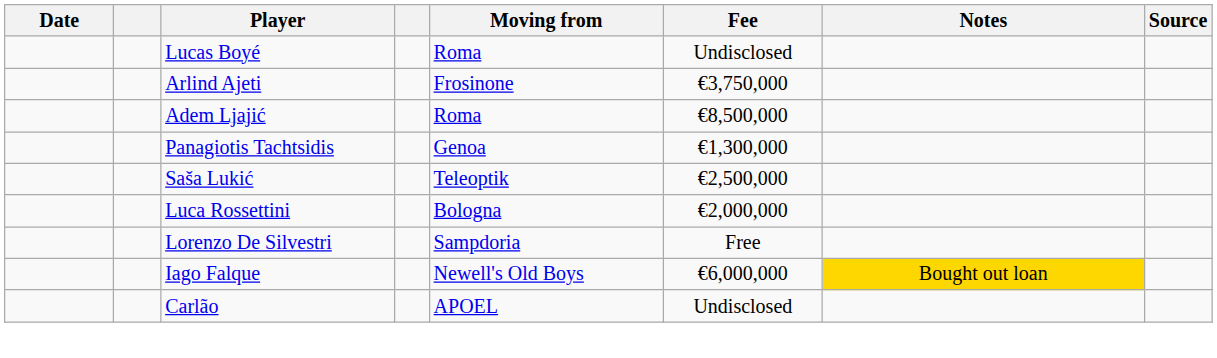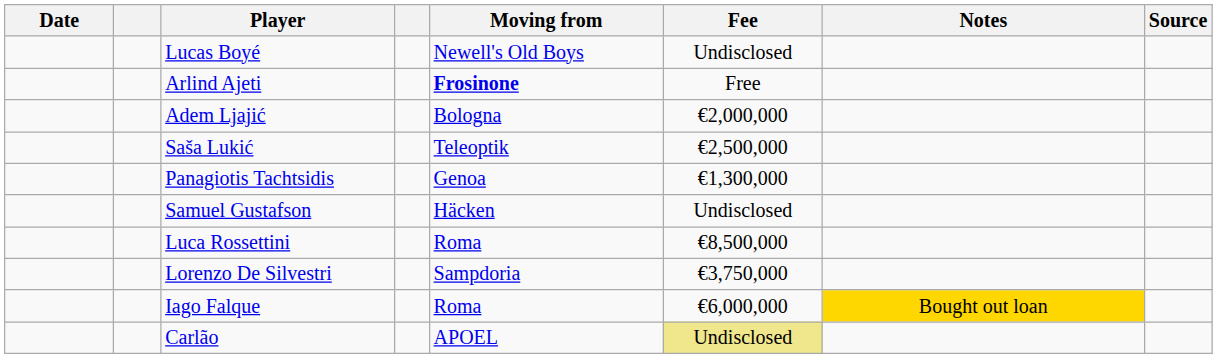(457, 52) Roma -> (509, 52) Newell's Old Boys
(474, 83) normal -> (476, 83) bold
(743, 83) €3,750,000 -> (743, 83) Free
(457, 115) Roma -> (467, 115) Bologna
(743, 115) €8,500,000 -> (743, 115) €2,000,000
rows swapped: (209, 178) <-> (250, 147)
+ row: (238, 210)
(467, 210) Bologna -> (457, 242) Roma
(743, 210) €2,000,000 -> (743, 242) €8,500,000
(743, 242) Free -> (743, 274) €3,750,000
(509, 274) Newell's Old Boys -> (457, 305) Roma
(743, 305) no background -> (743, 337) khaki background
